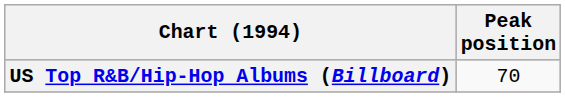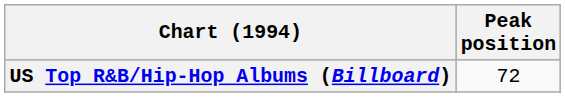(508, 76) 70 -> (508, 76) 72
